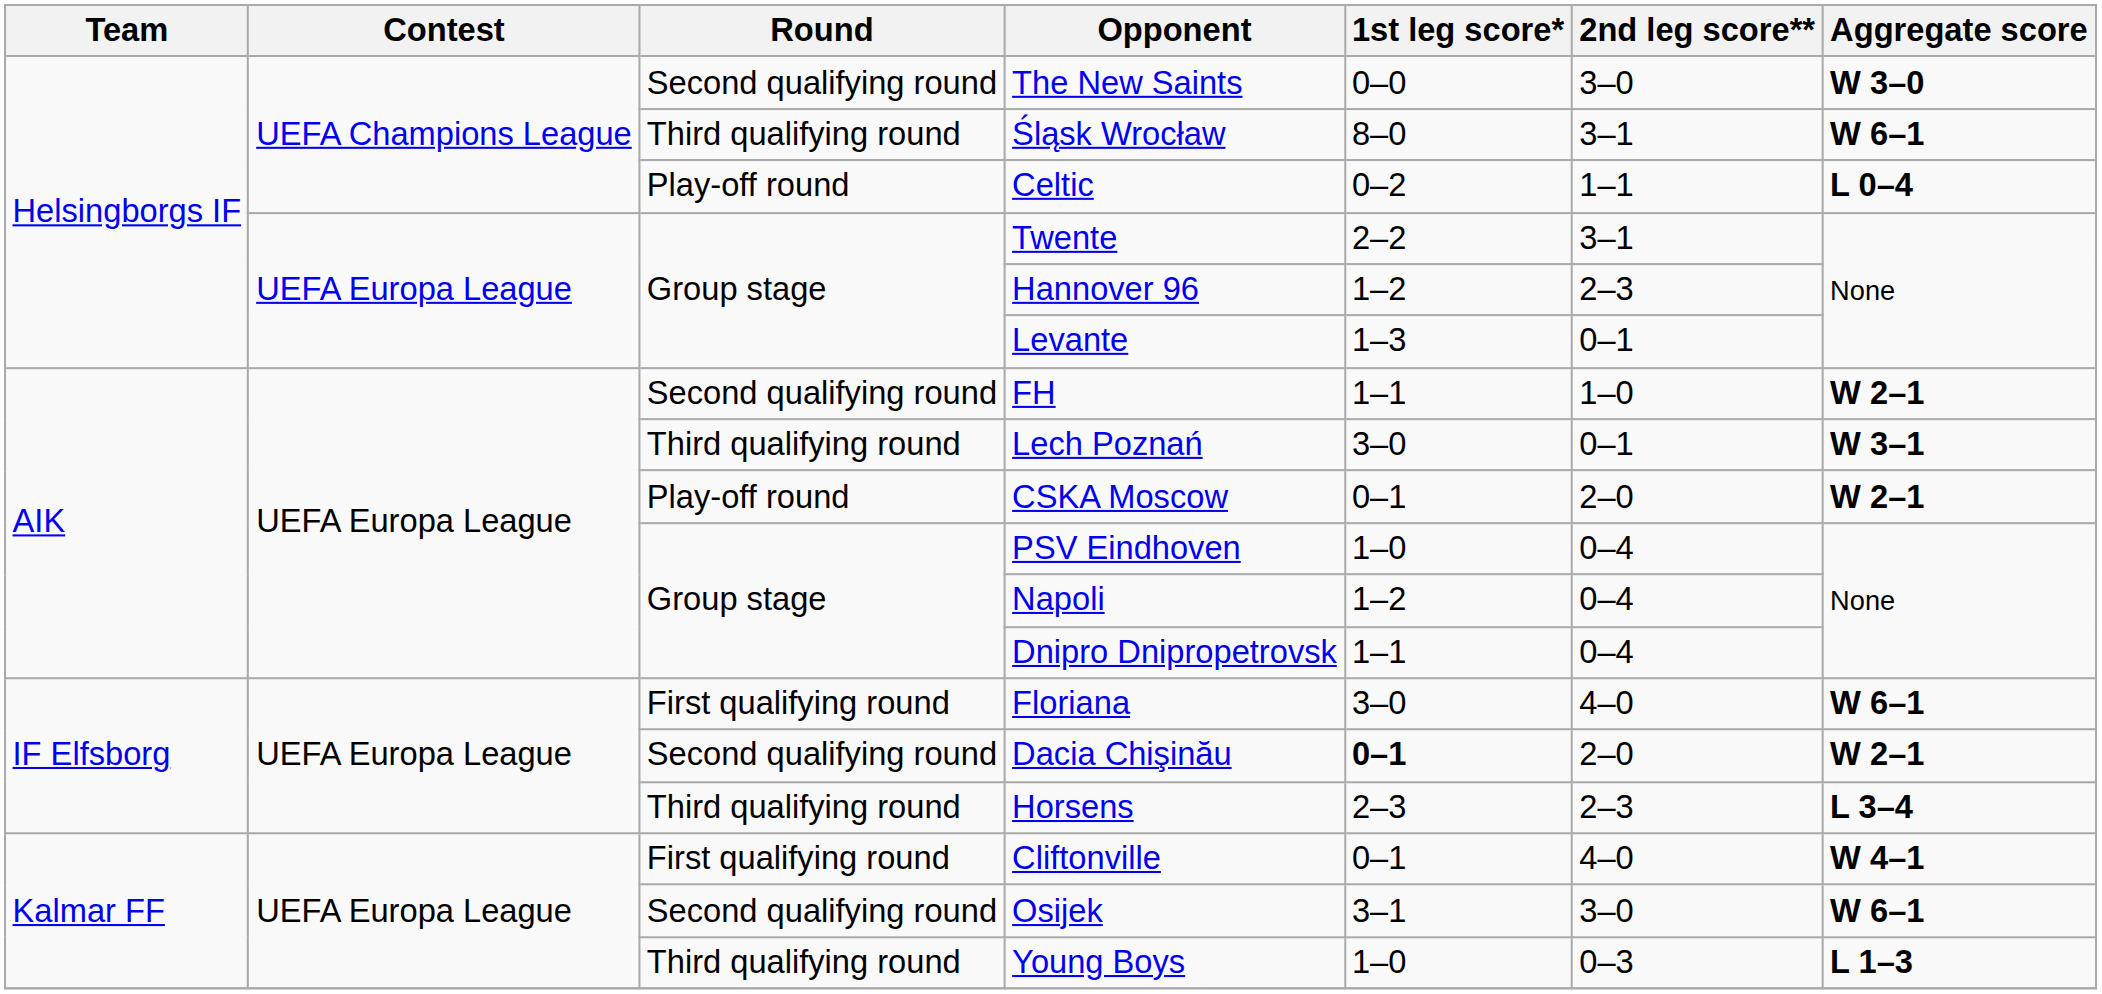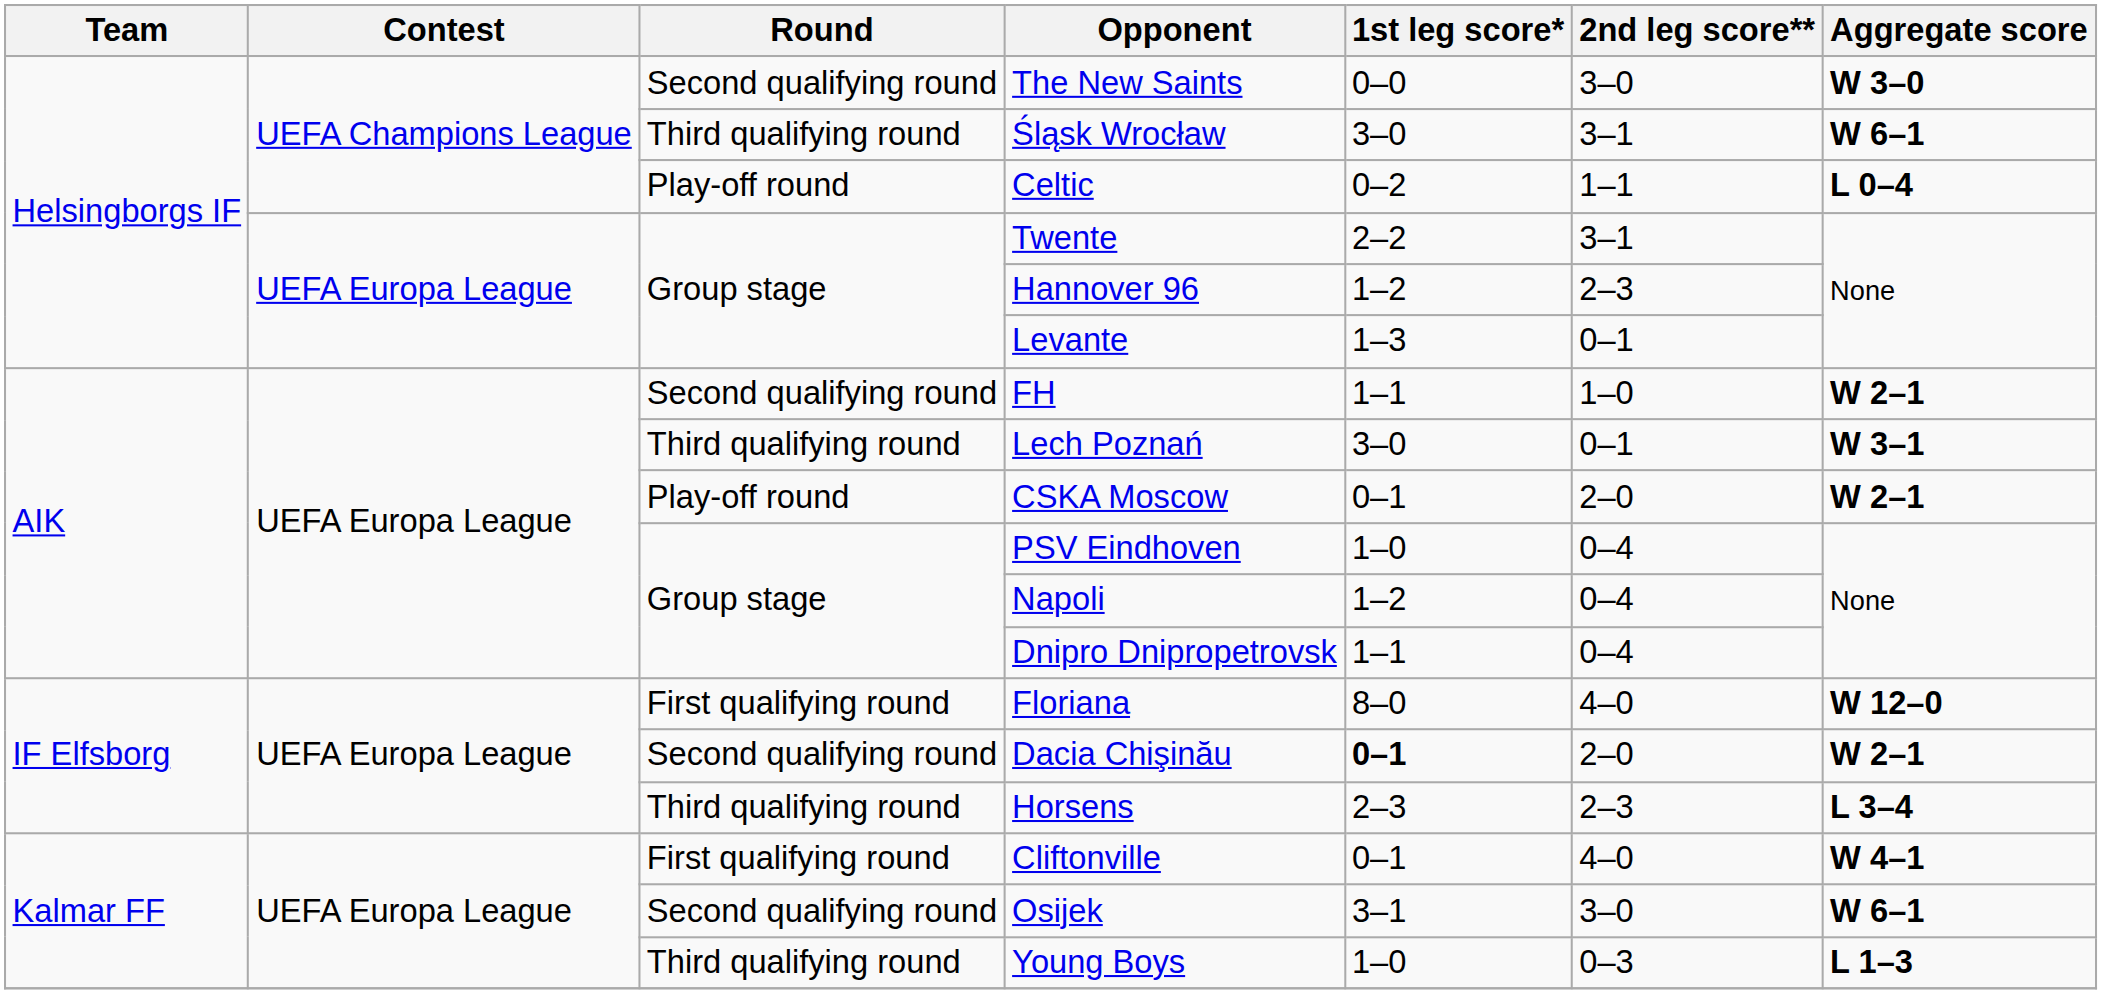(1379, 133) 8–0 -> (1379, 133) 3–0
(1379, 703) 3–0 -> (1379, 703) 8–0
(1877, 703) W 6–1 -> (1886, 703) W 12–0
